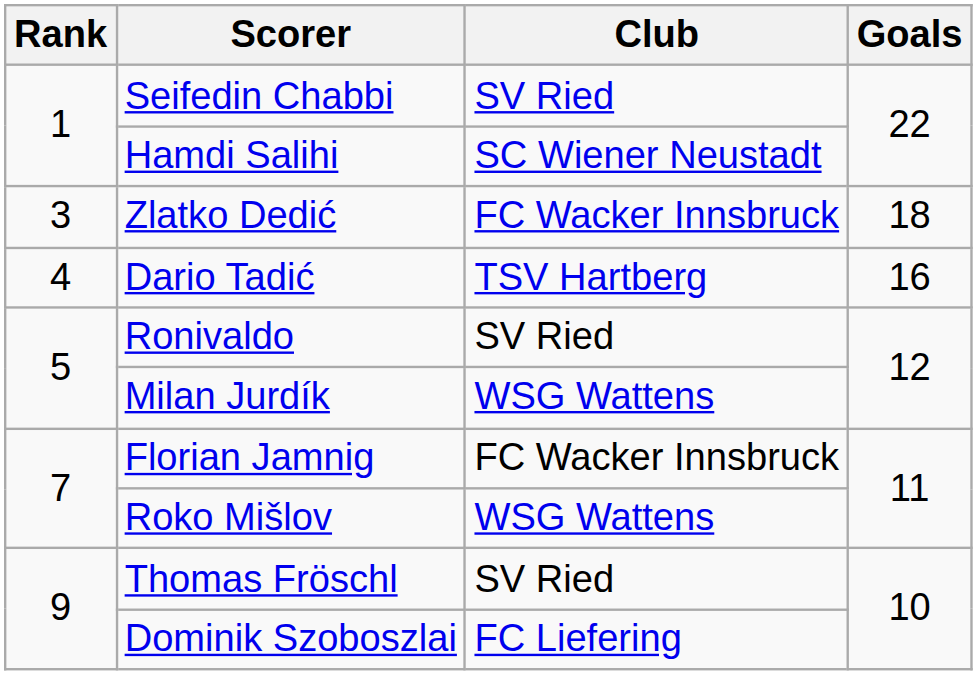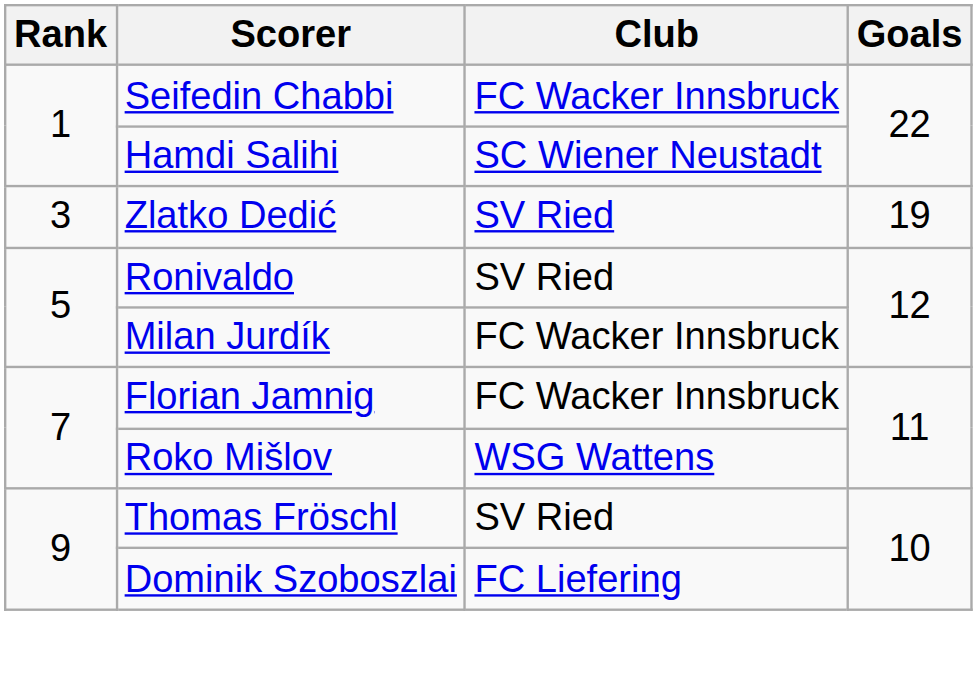(544, 95) SV Ried -> (657, 95) FC Wacker Innsbruck
(657, 215) FC Wacker Innsbruck -> (544, 215) SV Ried
(910, 215) 18 -> (910, 215) 19
- row: (220, 276)
(594, 397) WSG Wattens -> (657, 336) FC Wacker Innsbruck
